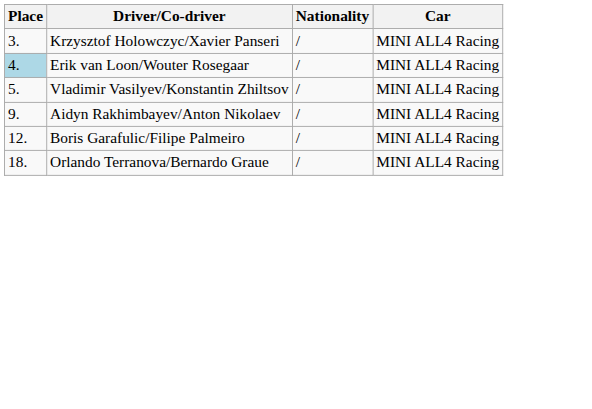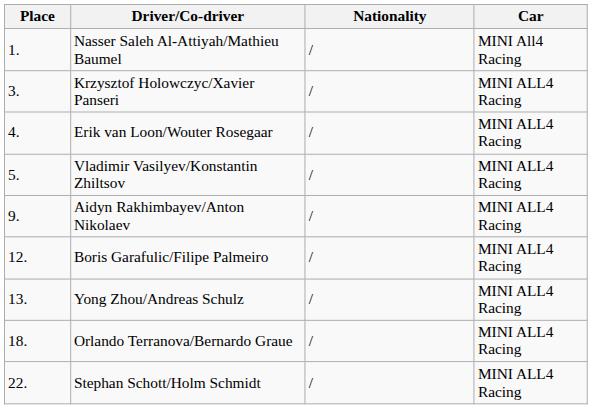+ row: (176, 49)
(14, 65) lightblue background -> (14, 132) no background
+ row: (159, 299)
+ row: (167, 382)
